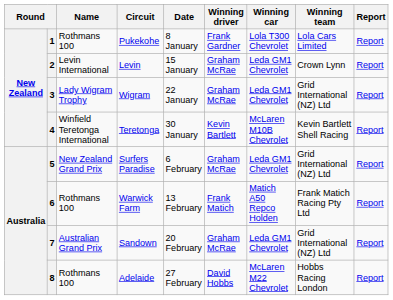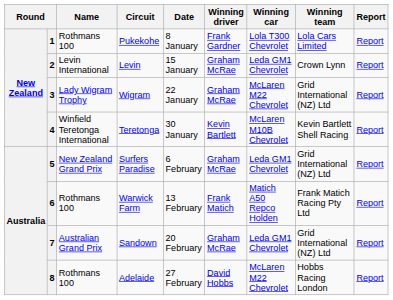(270, 95) Leda GM1 Chevrolet -> (269, 95) McLaren M22 Chevrolet
